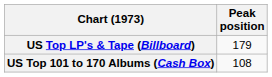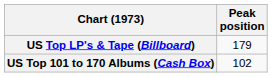(242, 63) 108 -> (242, 63) 102
